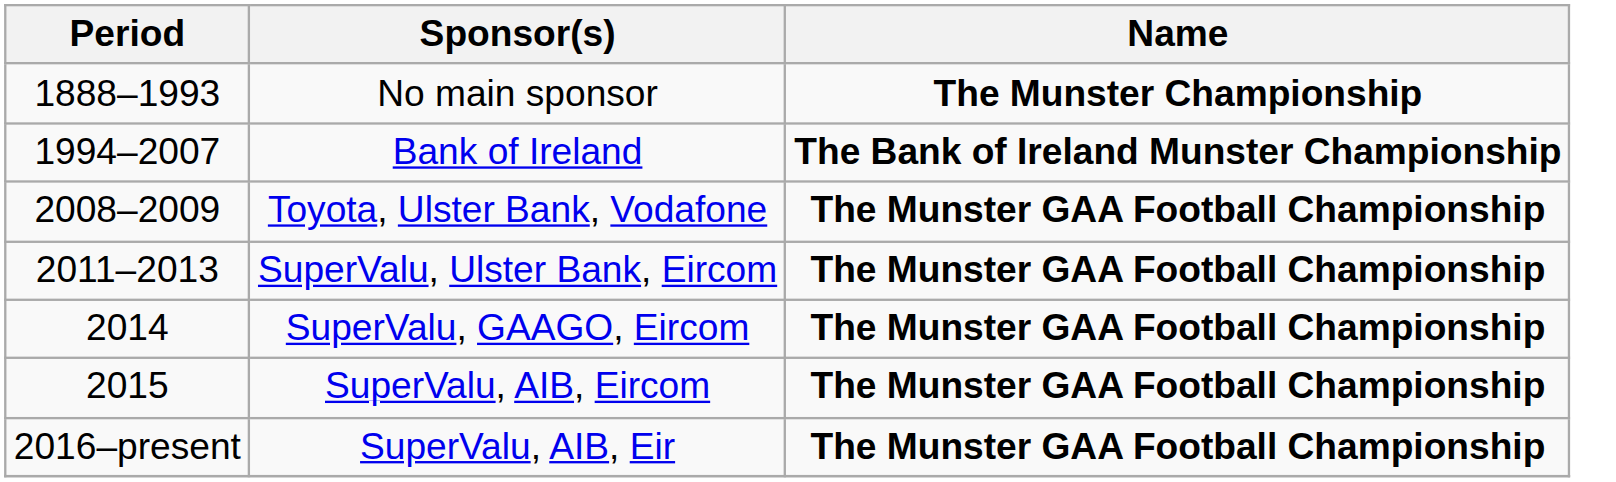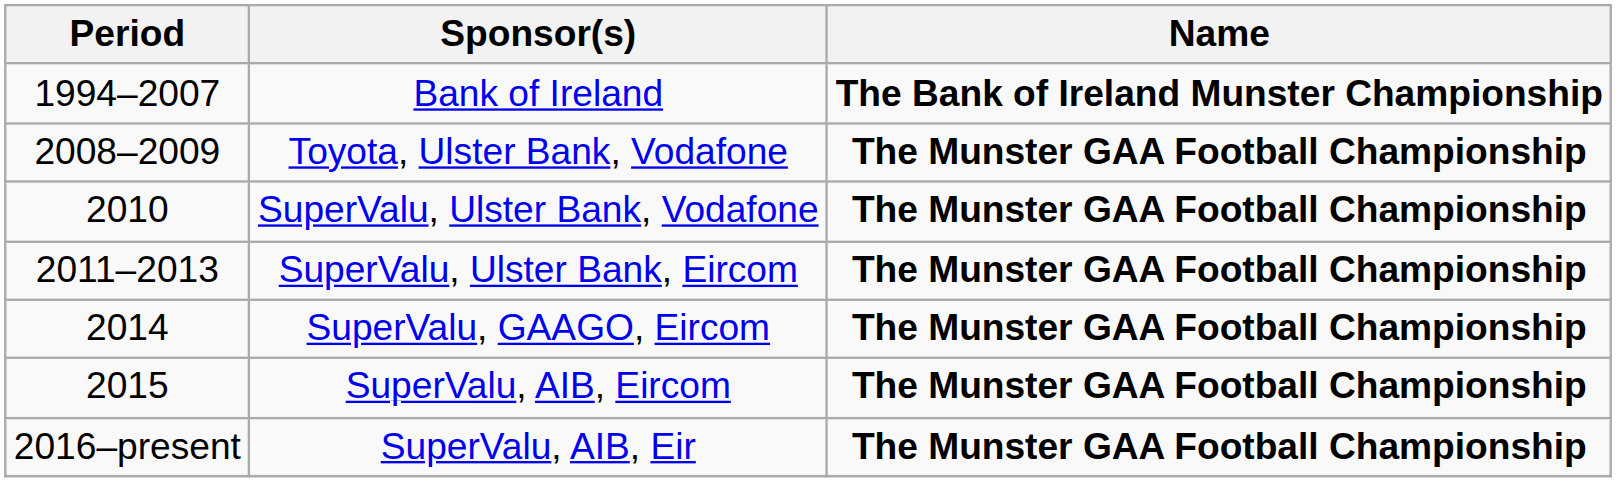- row: (518, 92)
+ row: (538, 210)
